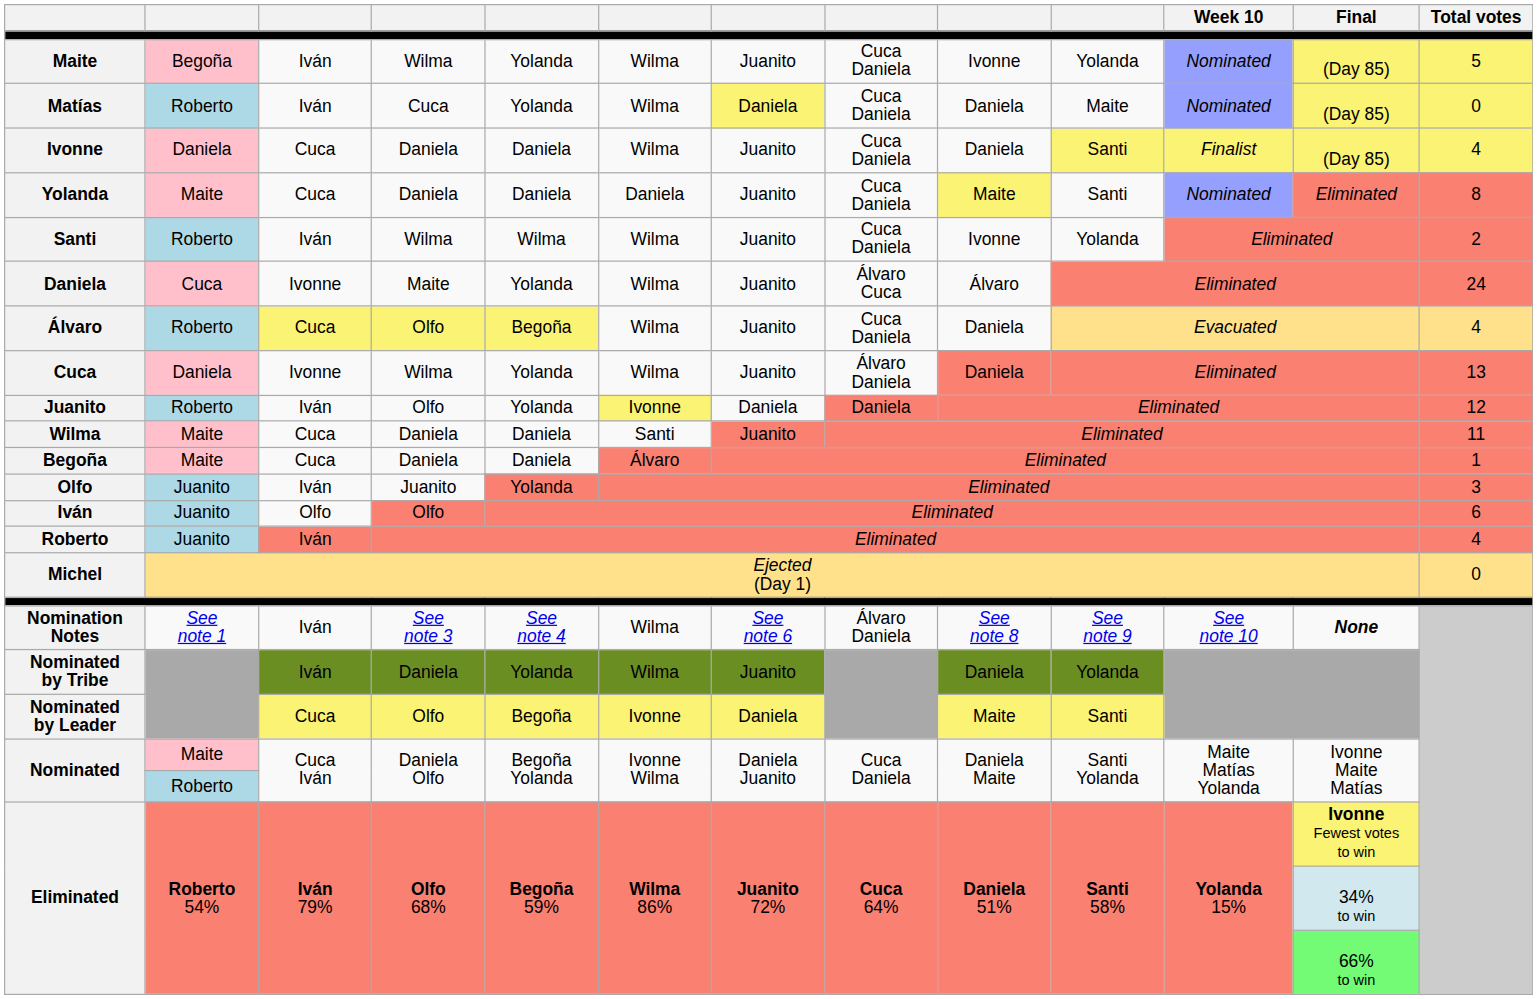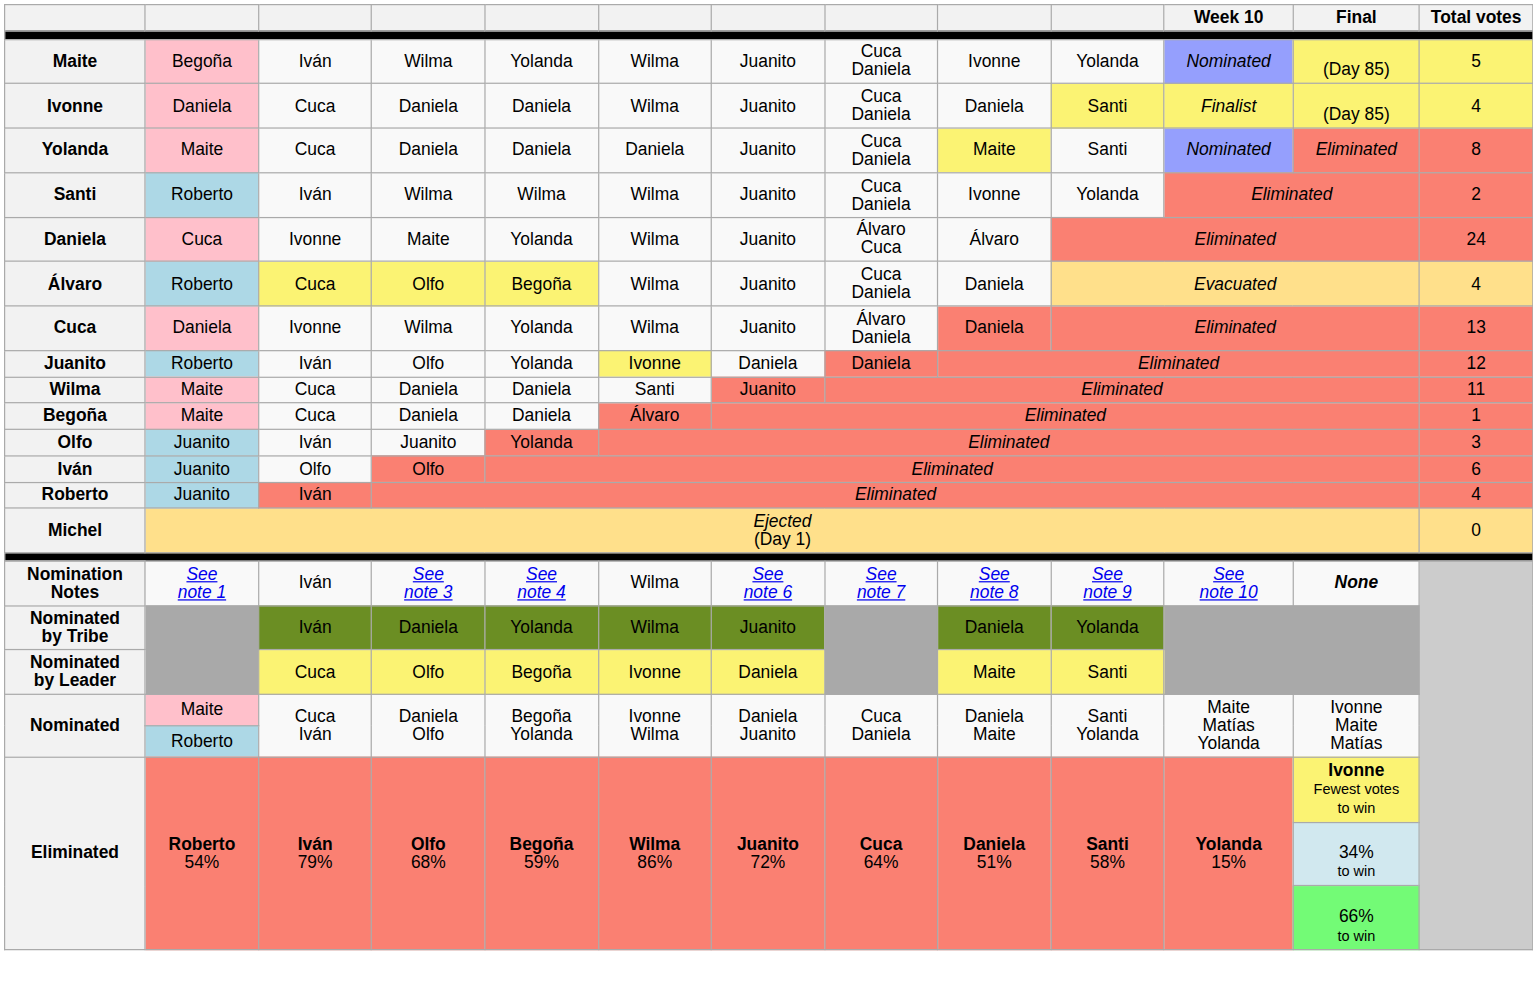- row: (75, 106)
(881, 627) Álvaro Daniela -> (881, 583) See note 7
